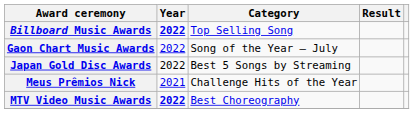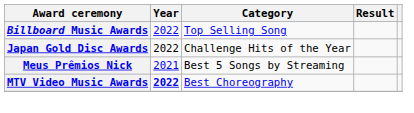(172, 30) bold -> (166, 30) normal
- row: (81, 48)
(271, 65) Best 5 Songs by Streaming -> (267, 48) Challenge Hits of the Year
(274, 83) Challenge Hits of the Year -> (264, 65) Best 5 Songs by Streaming
